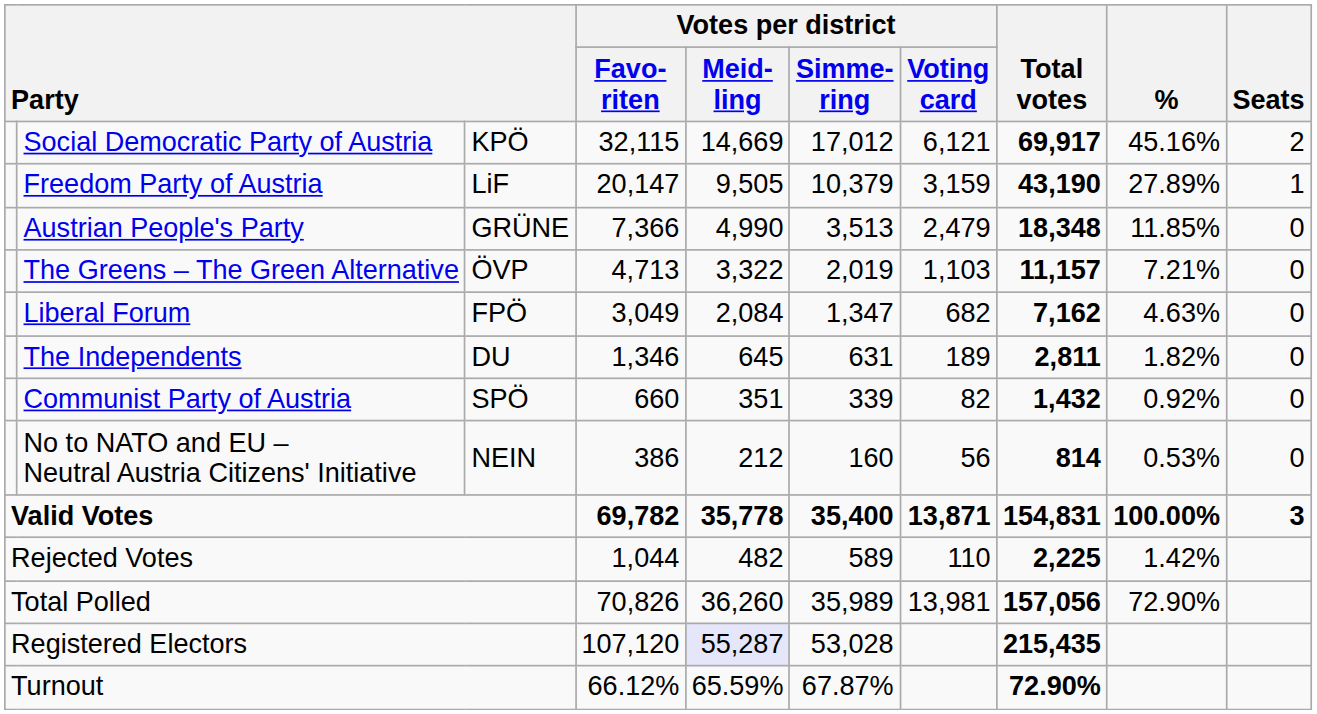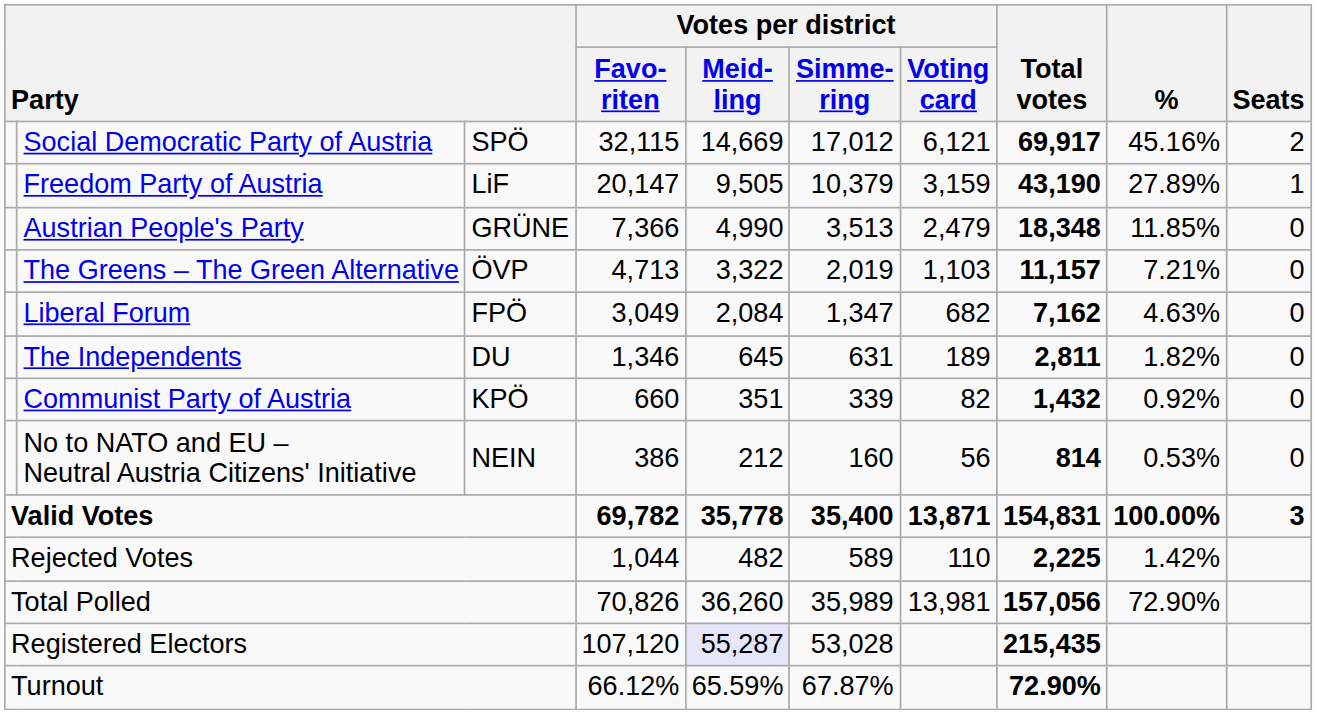(500, 142) KPÖ -> (500, 142) SPÖ
(500, 399) SPÖ -> (500, 399) KPÖ
